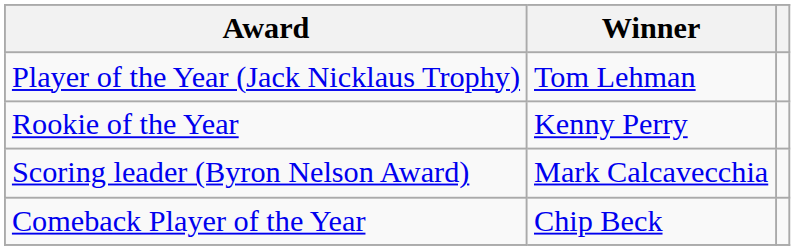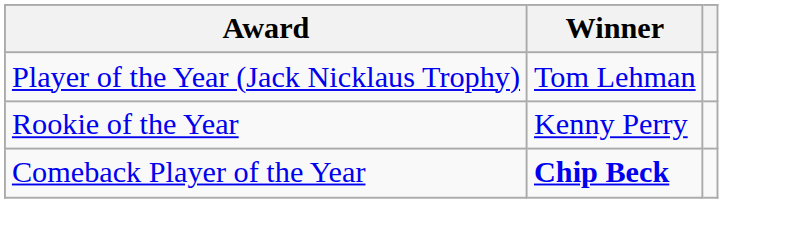- row: (241, 172)
(598, 220) normal -> (602, 172) bold
